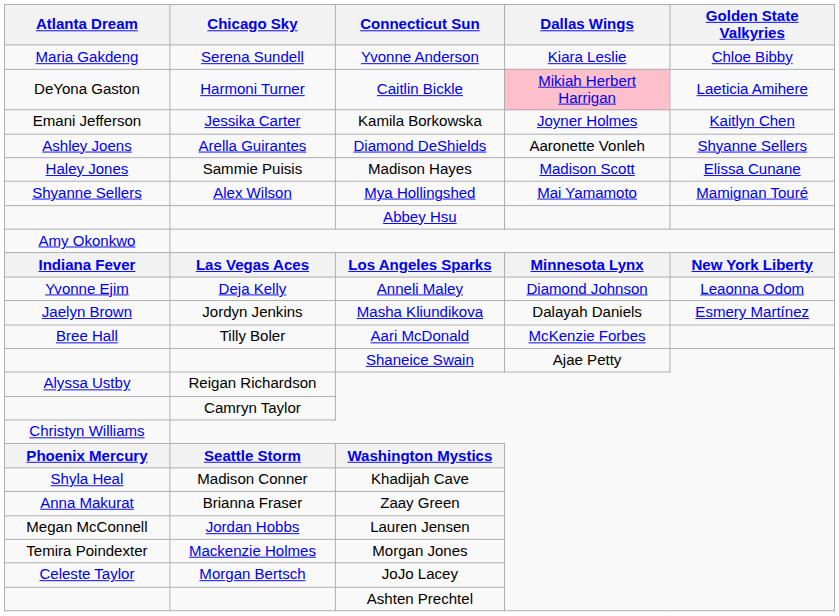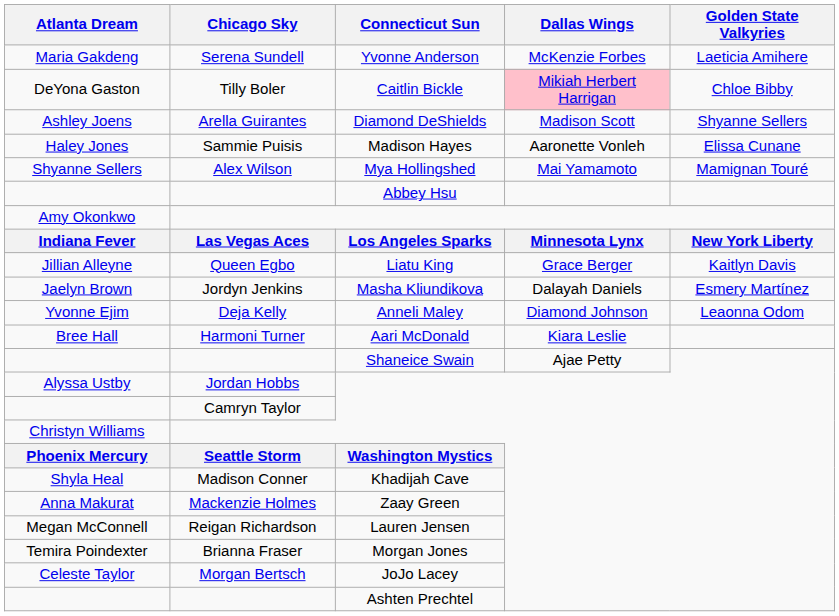(587, 57) Kiara Leslie -> (587, 57) McKenzie Forbes
(752, 57) Chloe Bibby -> (752, 57) Laeticia Amihere
(252, 89) Harmoni Turner -> (252, 89) Tilly Boler
(752, 89) Laeticia Amihere -> (752, 89) Chloe Bibby
- row: (87, 121)
(587, 145) Aaronette Vonleh -> (587, 121) Madison Scott
(587, 169) Madison Scott -> (587, 145) Aaronette Vonleh
+ row: (87, 264)
rows swapped: (87, 312) <-> (87, 288)
(252, 336) Tilly Boler -> (252, 336) Harmoni Turner
(587, 336) McKenzie Forbes -> (587, 336) Kiara Leslie
(252, 384) Reigan Richardson -> (252, 384) Jordan Hobbs
(252, 503) Brianna Fraser -> (252, 503) Mackenzie Holmes
(252, 527) Jordan Hobbs -> (252, 527) Reigan Richardson
(252, 551) Mackenzie Holmes -> (252, 551) Brianna Fraser
